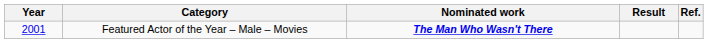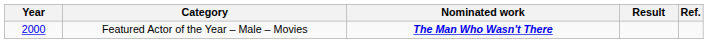(34, 30) 2001 -> (34, 30) 2000
